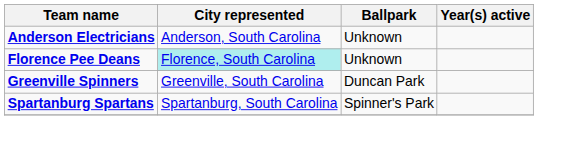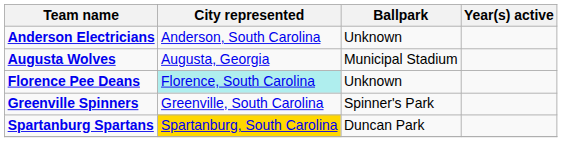+ row: (62, 59)
(384, 81) Duncan Park -> (389, 103) Spinner's Park
(249, 103) no background -> (249, 125) gold background
(389, 103) Spinner's Park -> (384, 125) Duncan Park
